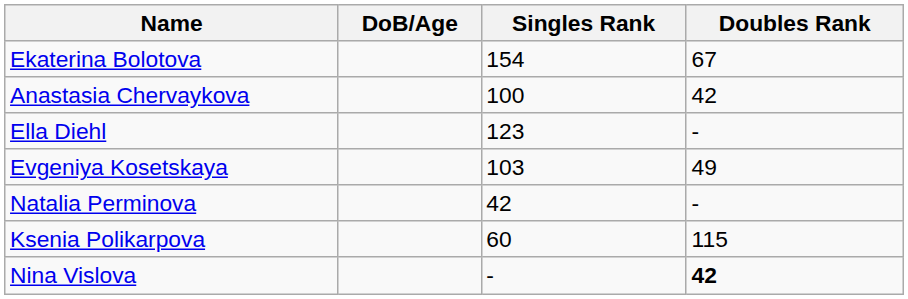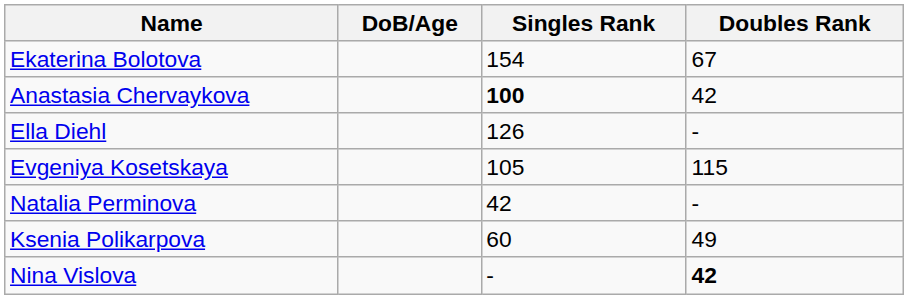(505, 95) normal -> (505, 95) bold
(505, 131) 123 -> (505, 131) 126
(505, 167) 103 -> (505, 167) 105
(704, 167) 49 -> (710, 167) 115
(710, 240) 115 -> (704, 240) 49
